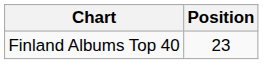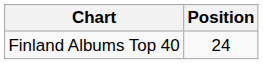(221, 44) 23 -> (221, 44) 24
